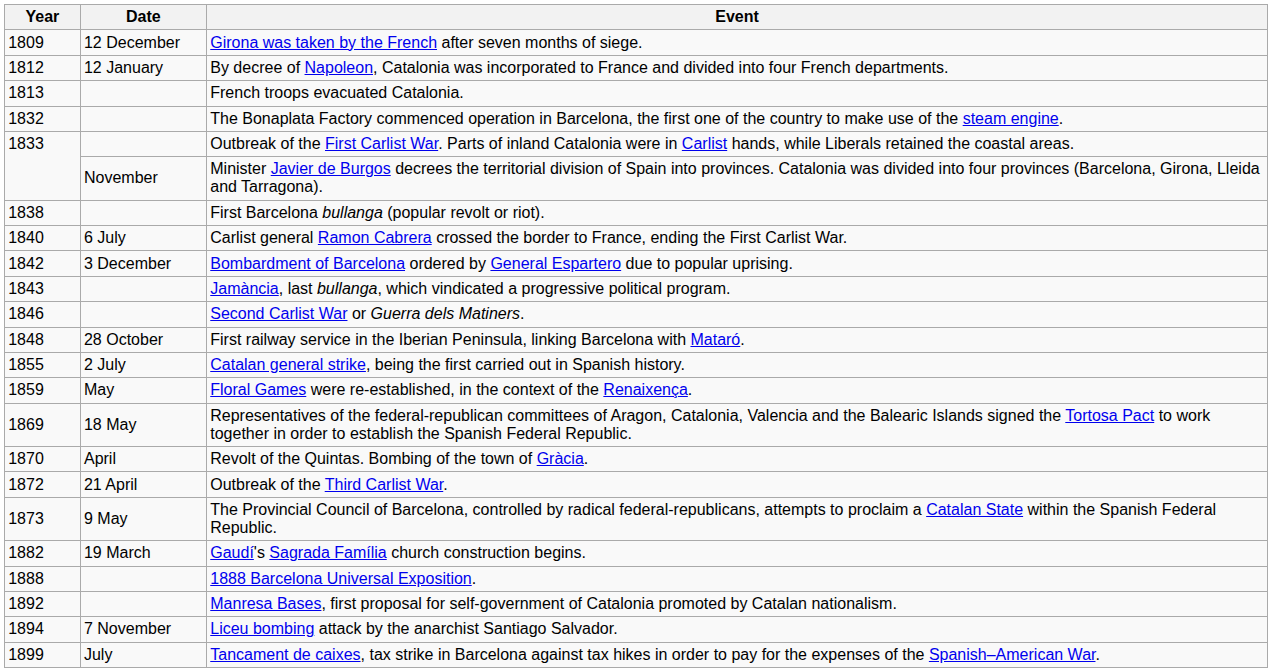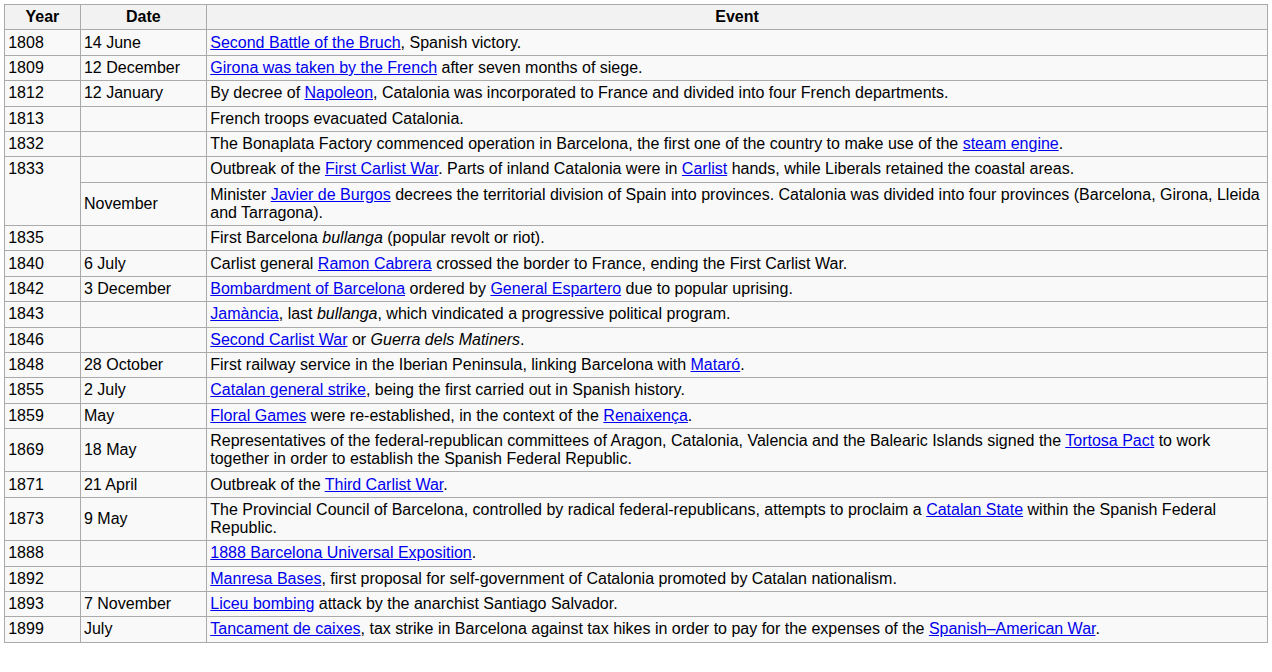+ row: (366, 42)
(26, 212) 1838 -> (26, 238) 1835
- row: (399, 459)
(26, 484) 1872 -> (26, 484) 1871
- row: (398, 553)
(26, 629) 1894 -> (26, 604) 1893
